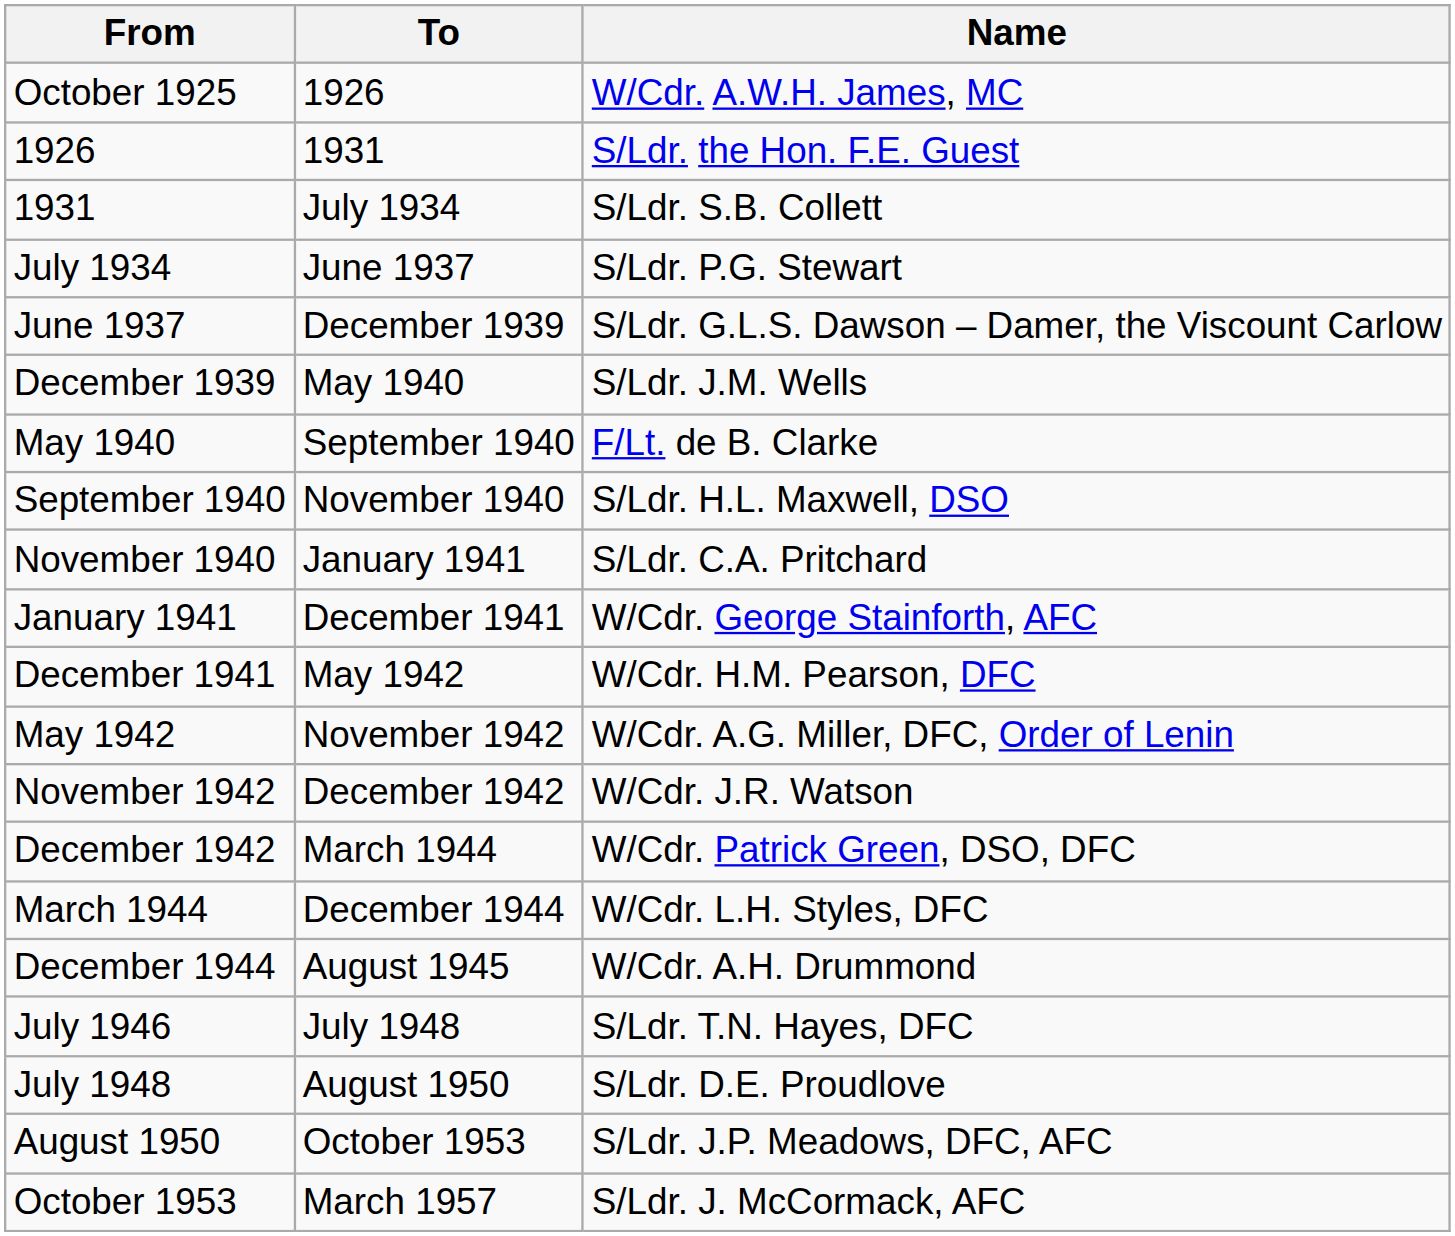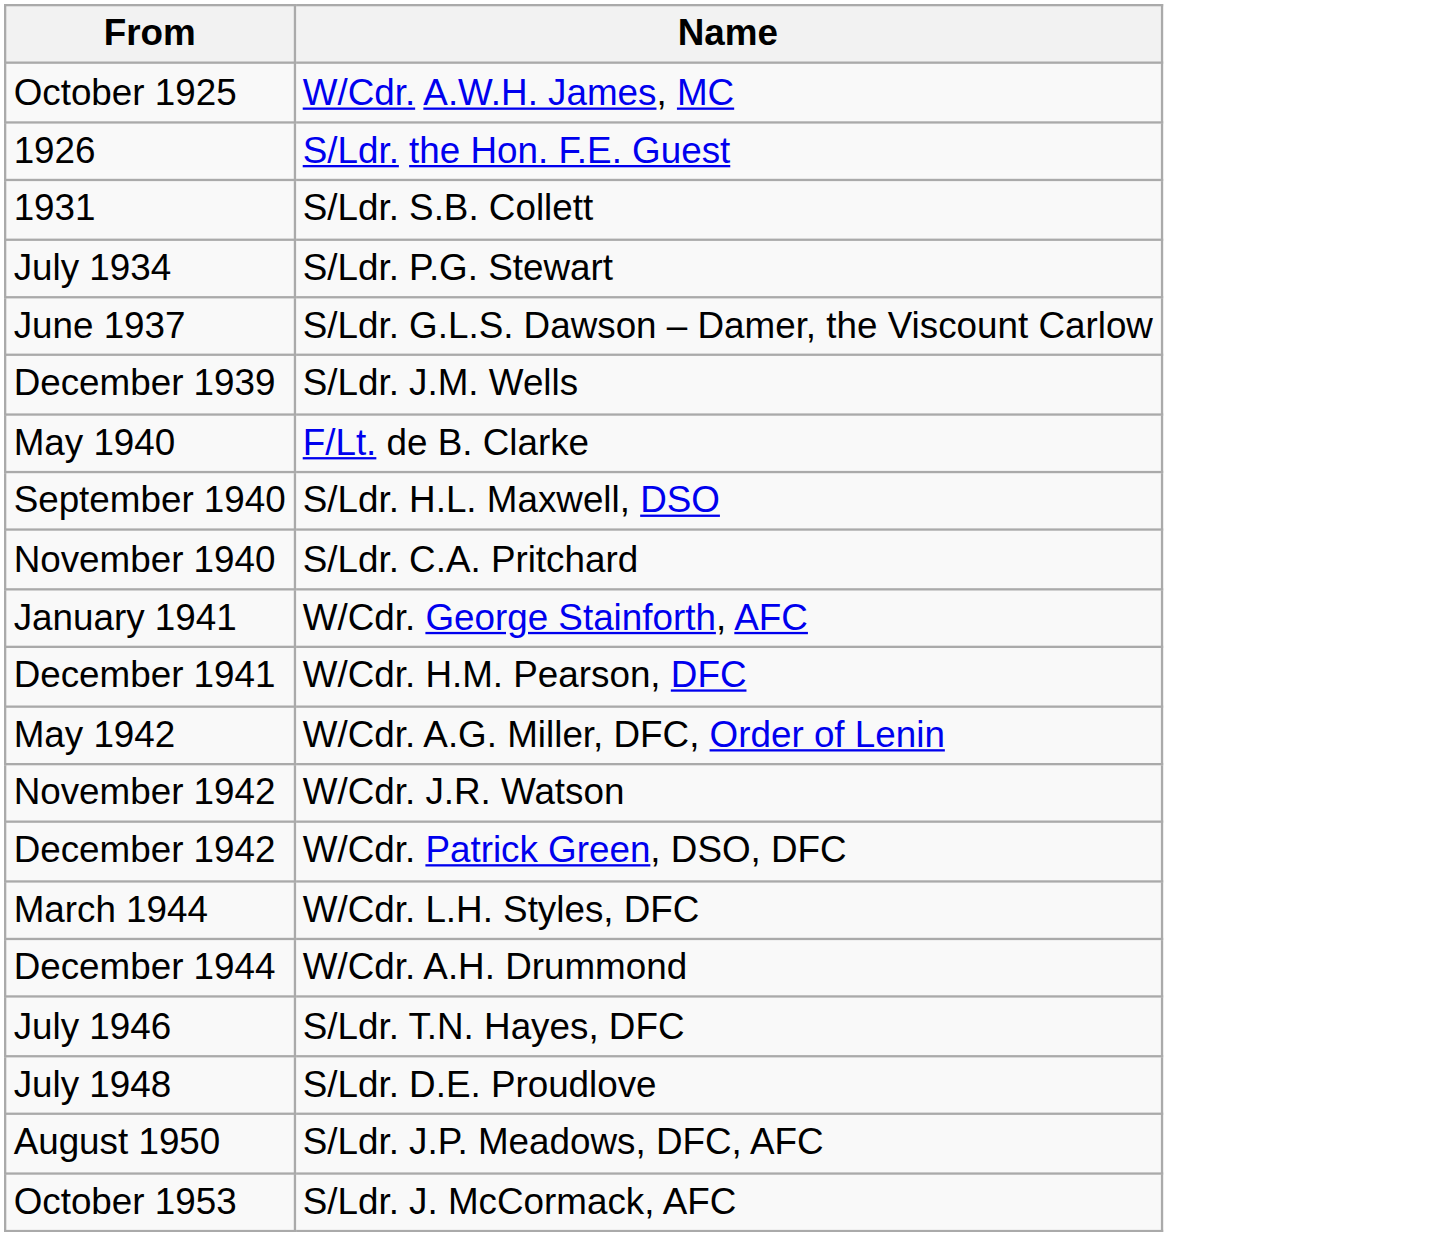- column: (439, 33)
